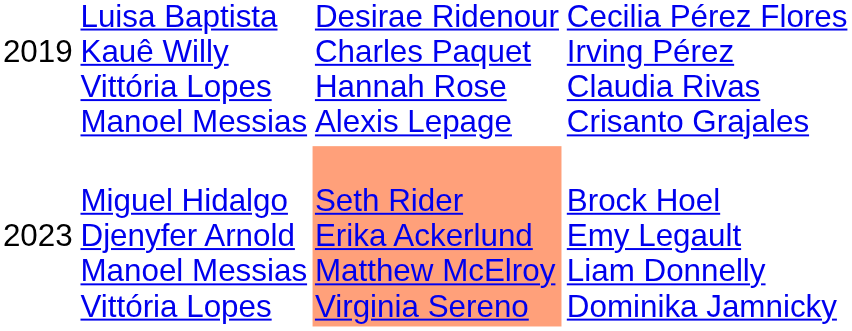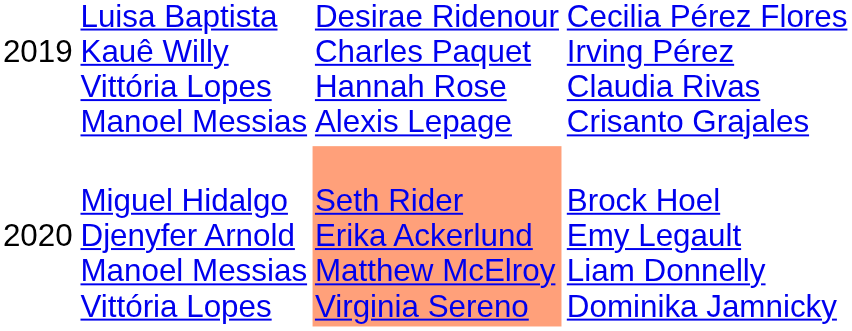(38, 235) 2023 -> (38, 235) 2020
